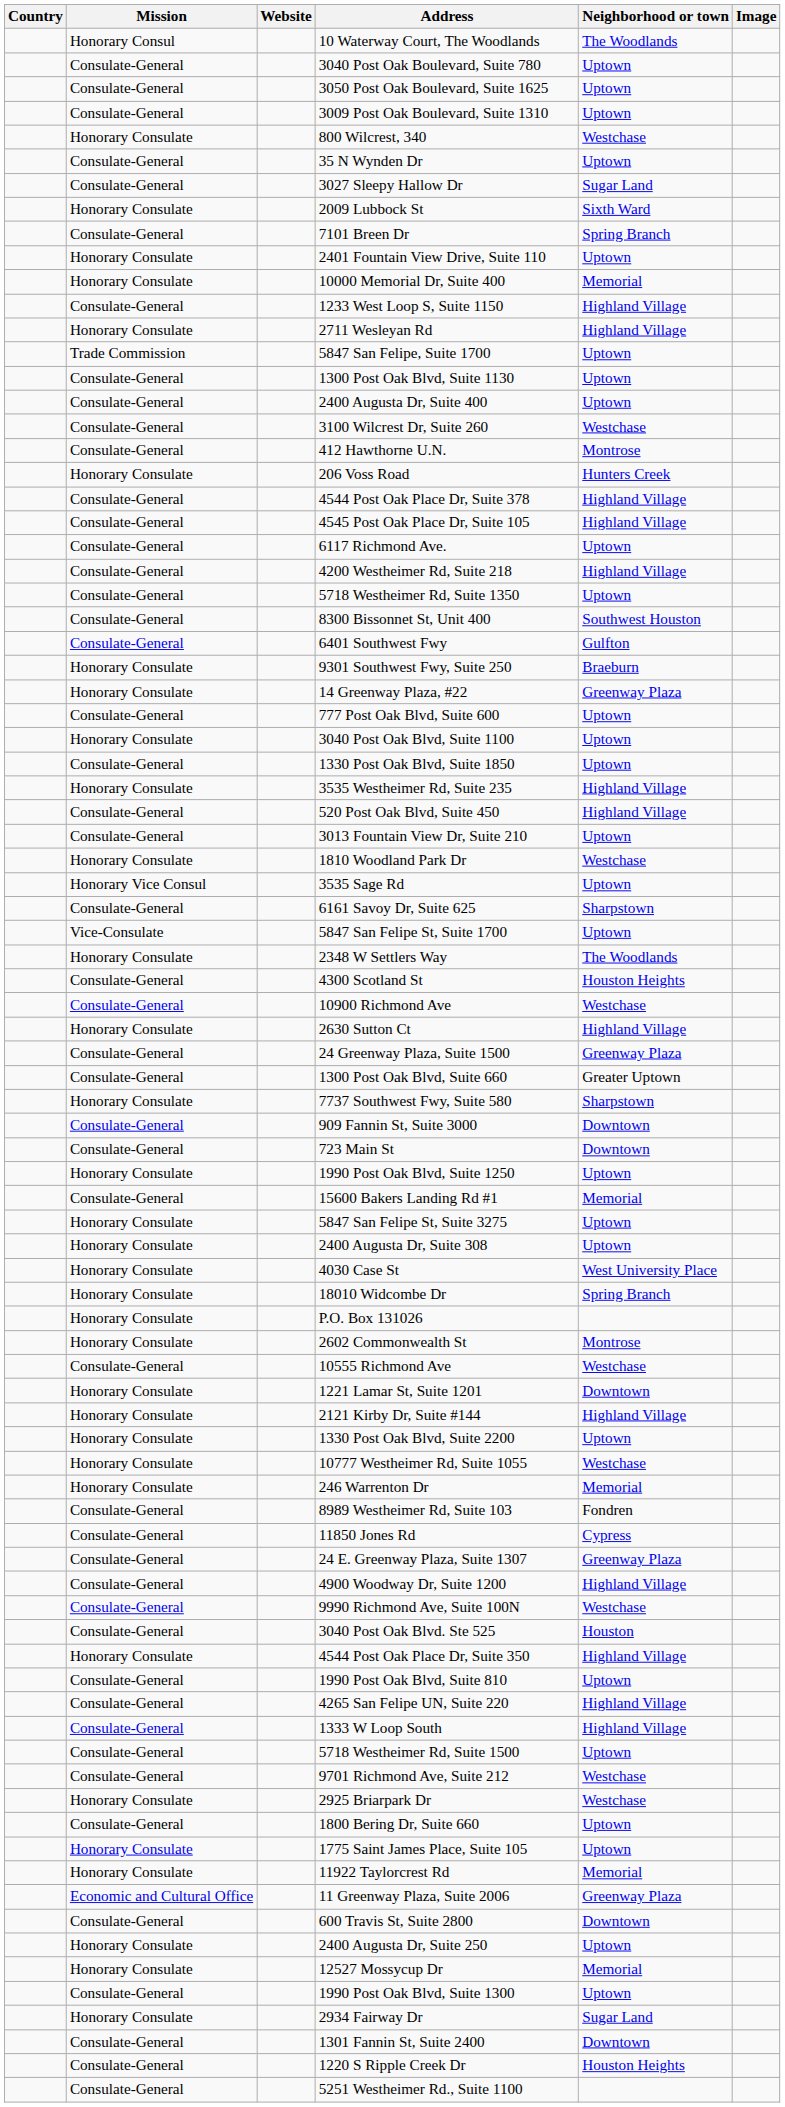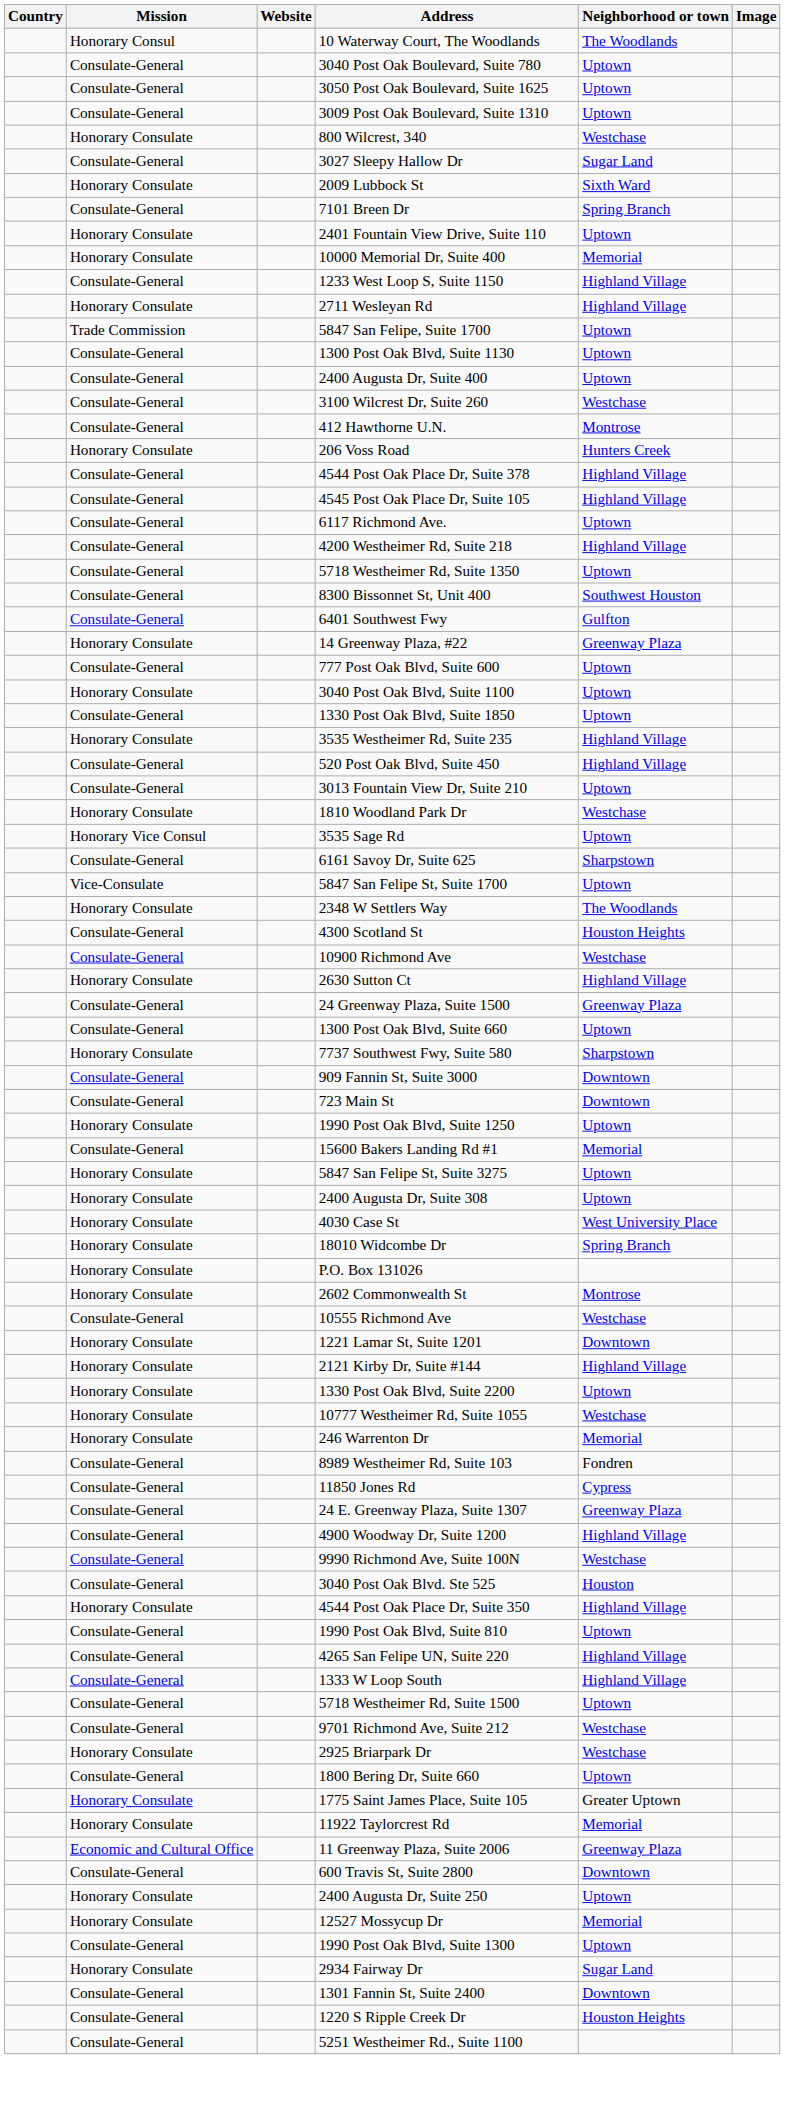- row: (371, 161)
- row: (415, 667)
(631, 1077) Greater Uptown -> (607, 1029) Uptown
(607, 1848) Uptown -> (631, 1800) Greater Uptown
